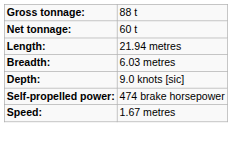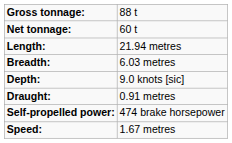+ row: (29, 96)
